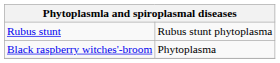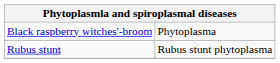rows swapped: (80, 49) <-> (34, 31)
